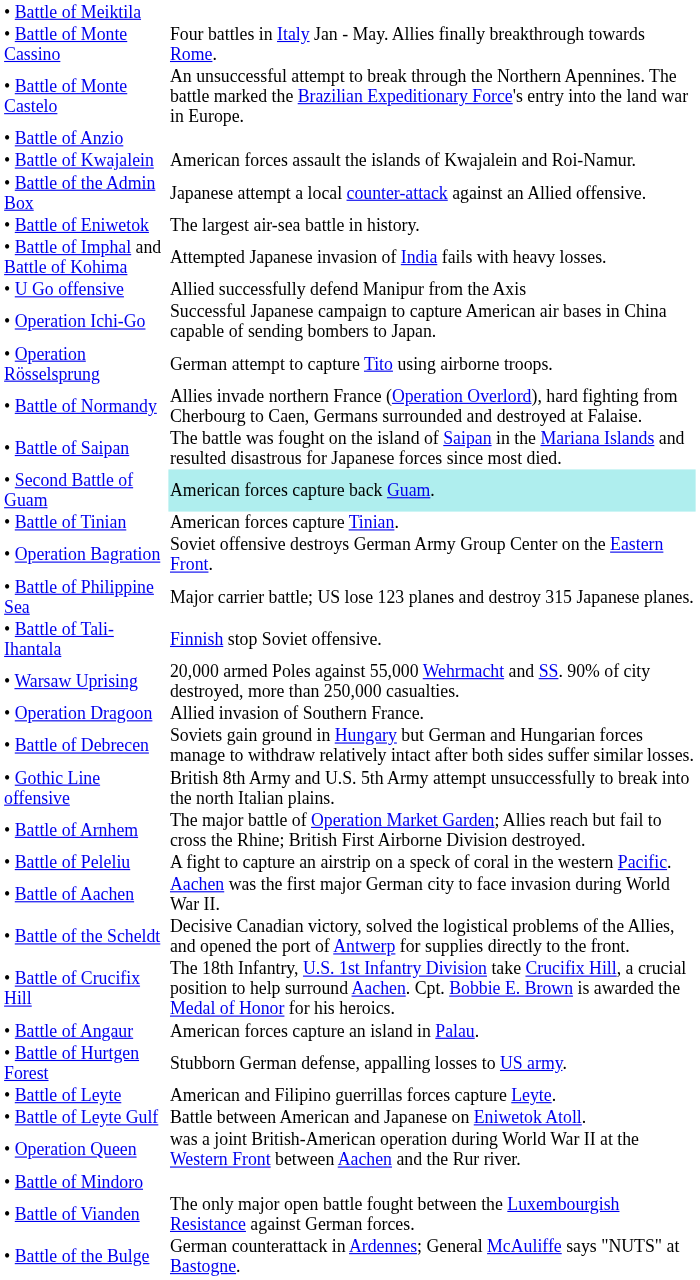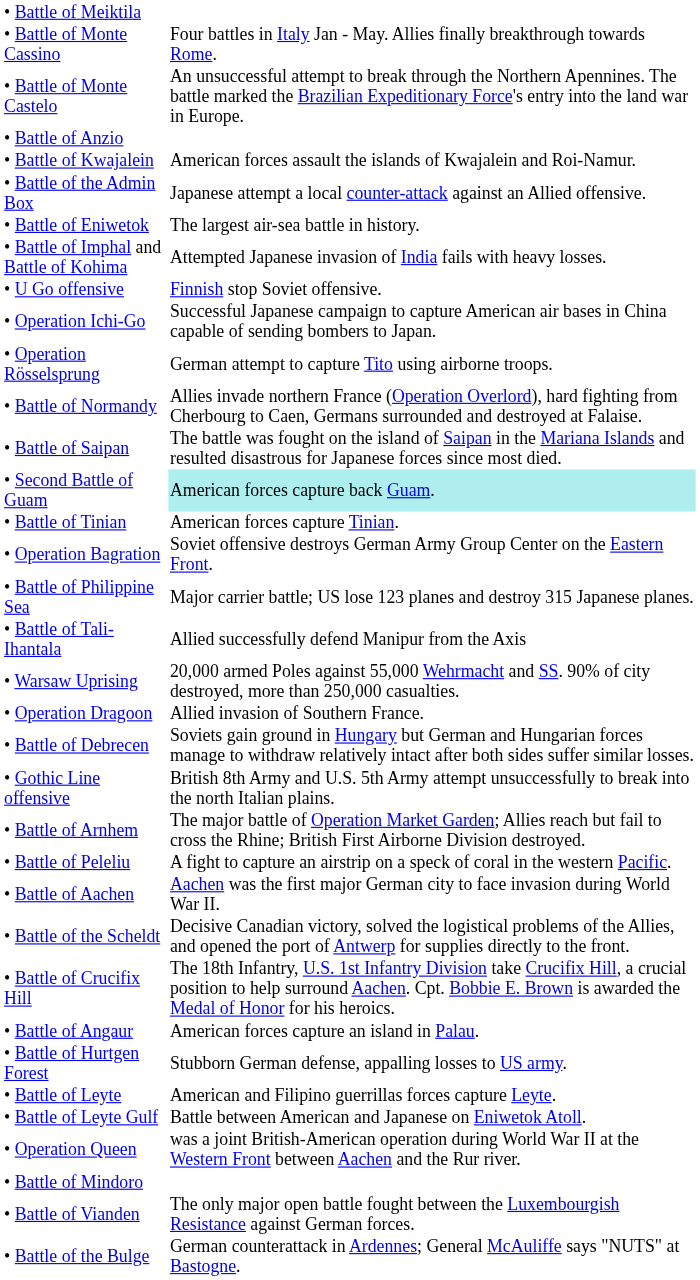(348, 289) Allied successfully defend Manipur from the Axis -> (276, 289) Finnish stop Soviet offensive.
(276, 639) Finnish stop Soviet offensive. -> (348, 639) Allied successfully defend Manipur from the Axis
